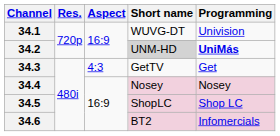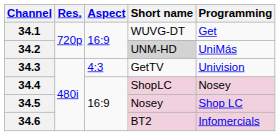(221, 31) Univision -> (208, 31) Get
(219, 49) bold -> (218, 49) normal
(208, 67) Get -> (221, 67) Univision
(147, 85) Nosey -> (151, 85) ShopLC
(151, 103) ShopLC -> (147, 103) Nosey
